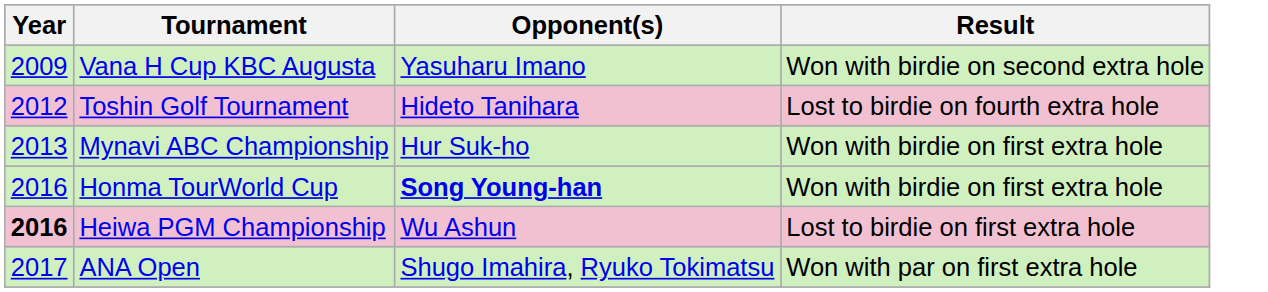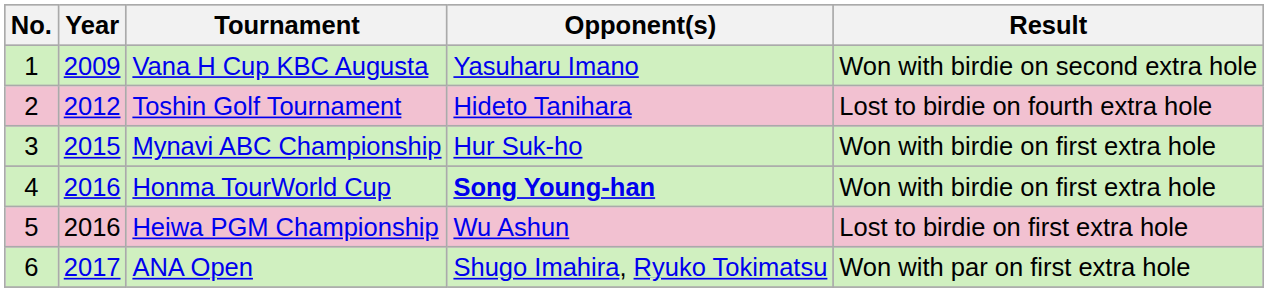+ column: (31, 25)
(39, 147) 2013 -> (92, 147) 2015
(39, 227) bold -> (92, 227) normal
